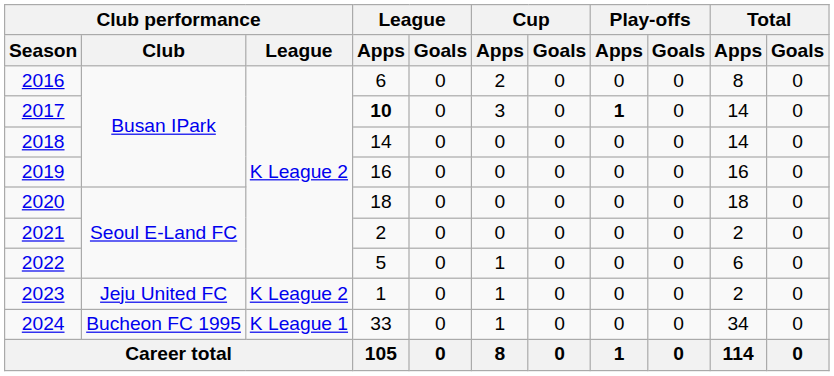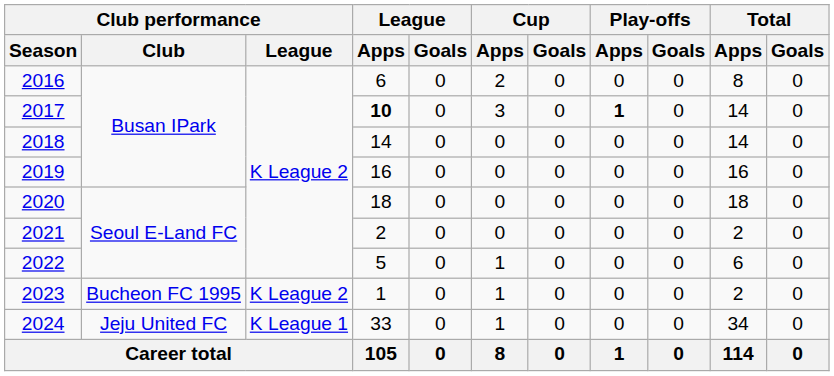(164, 293) Jeju United FC -> (164, 293) Bucheon FC 1995
(164, 324) Bucheon FC 1995 -> (164, 324) Jeju United FC
